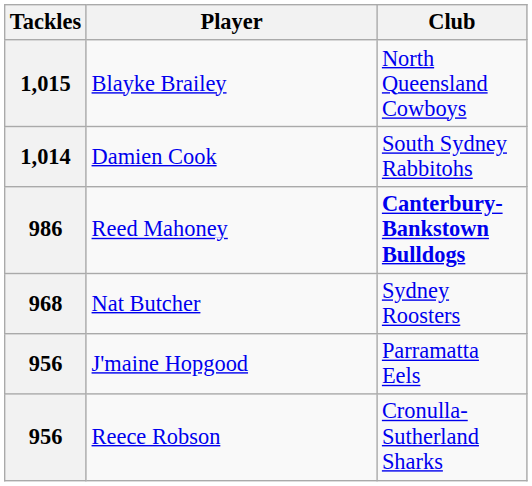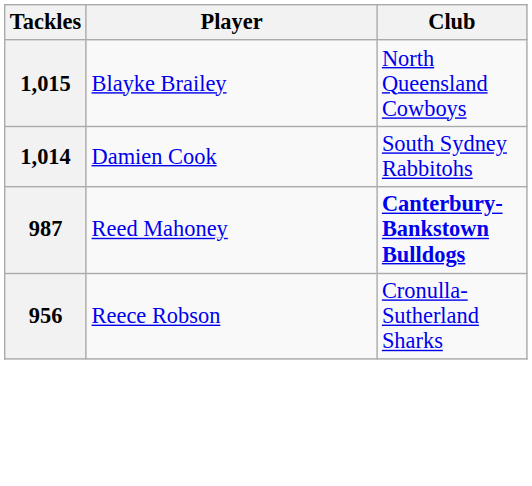(46, 229) 986 -> (46, 229) 987
- row: (146, 302)
- row: (170, 363)
